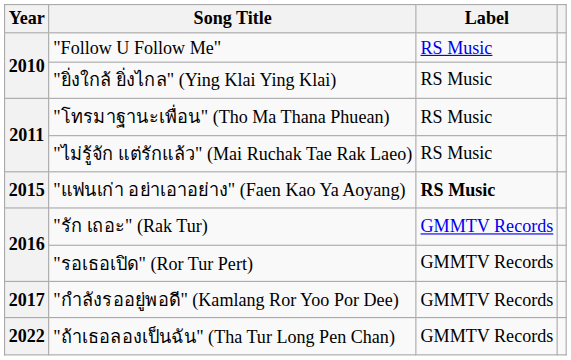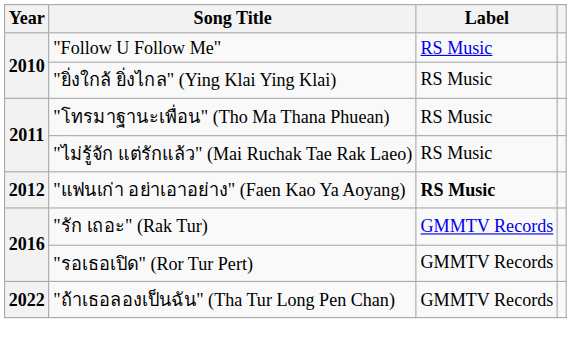(27, 189) 2015 -> (27, 189) 2012
- row: (226, 300)
